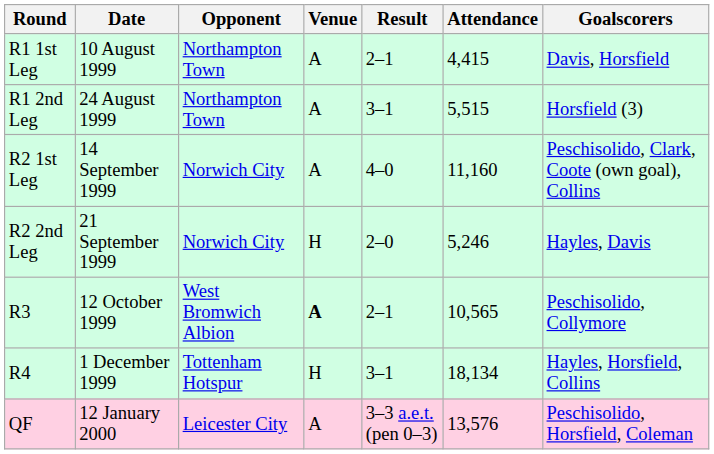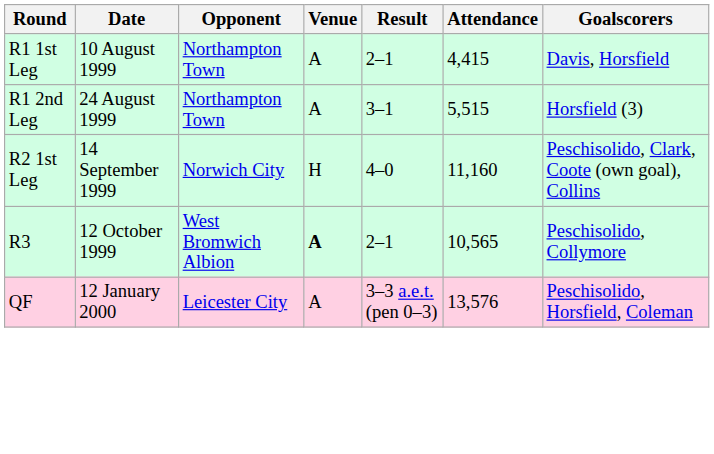(315, 170) A -> (315, 170) H
- row: (36, 241)
- row: (20, 373)
